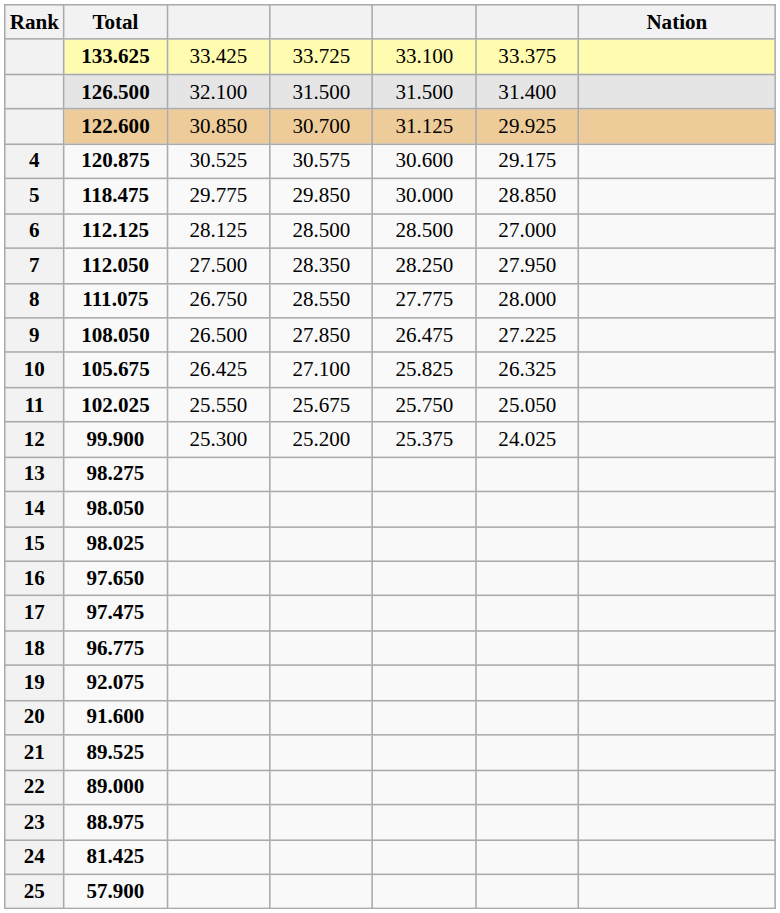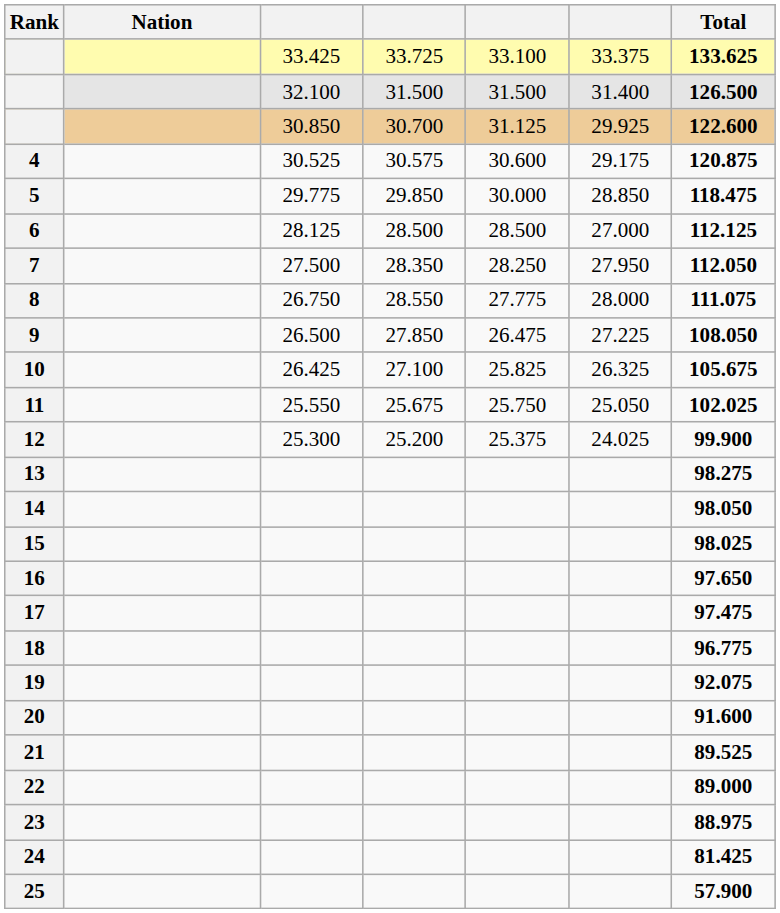columns swapped: (677, 21) <-> (115, 21)
